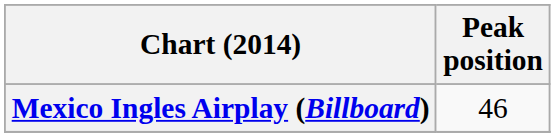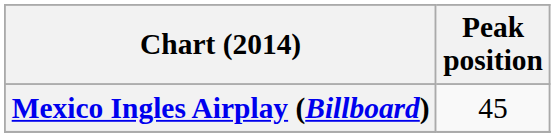(493, 107) 46 -> (493, 107) 45
